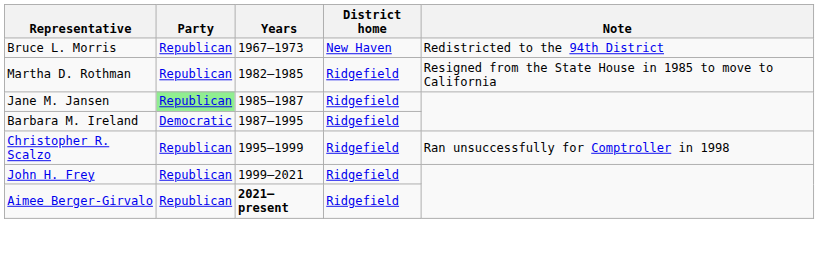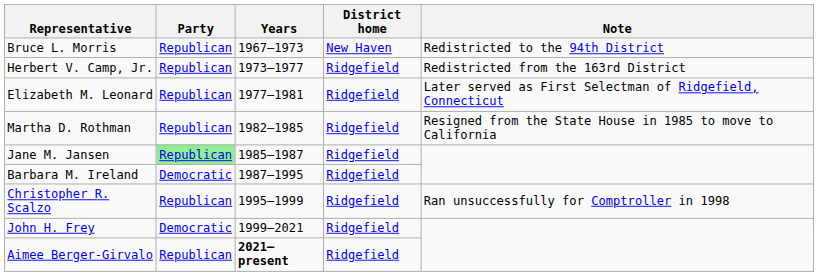+ row: (80, 68)
+ row: (80, 94)
(196, 174) Republican -> (196, 228) Democratic
